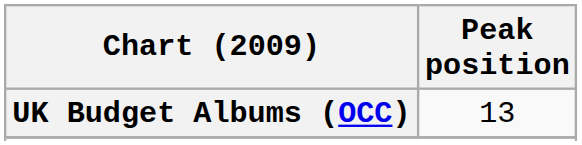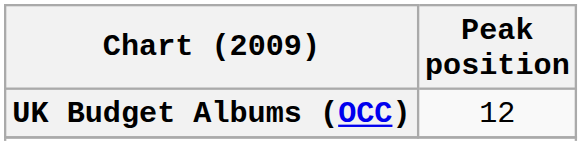(497, 114) 13 -> (497, 114) 12
